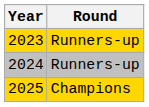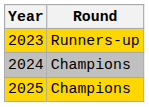(95, 65) Runners-up -> (91, 65) Champions
